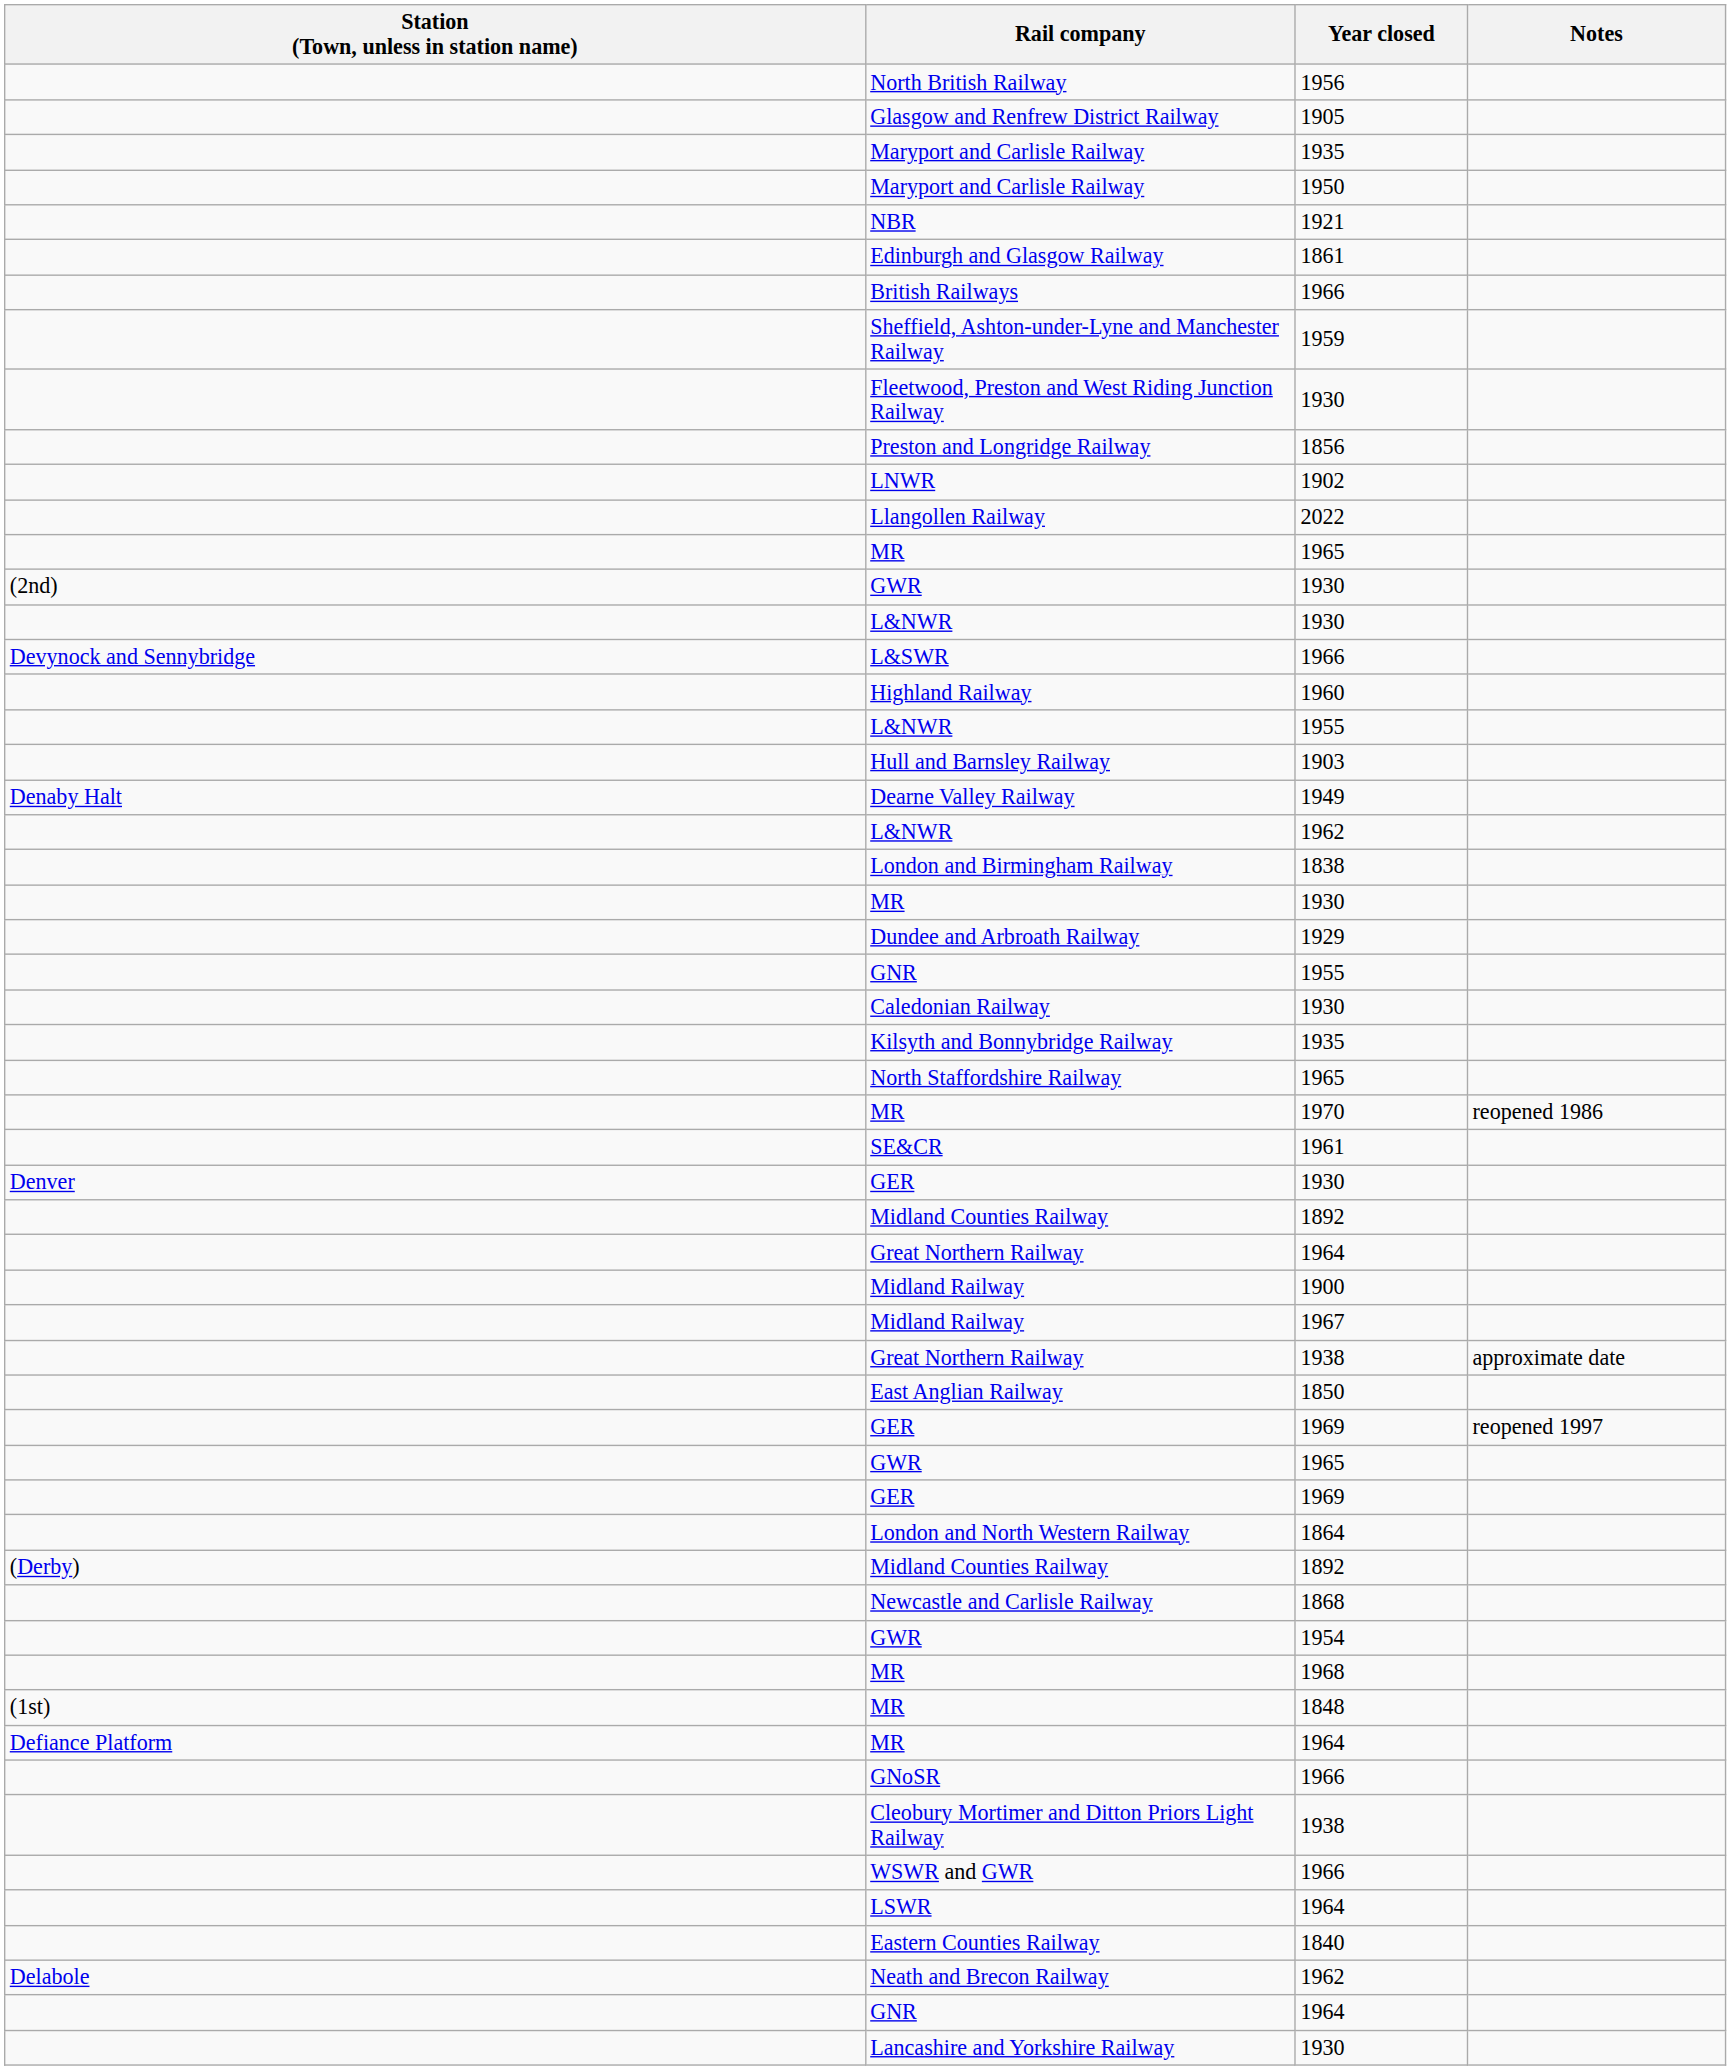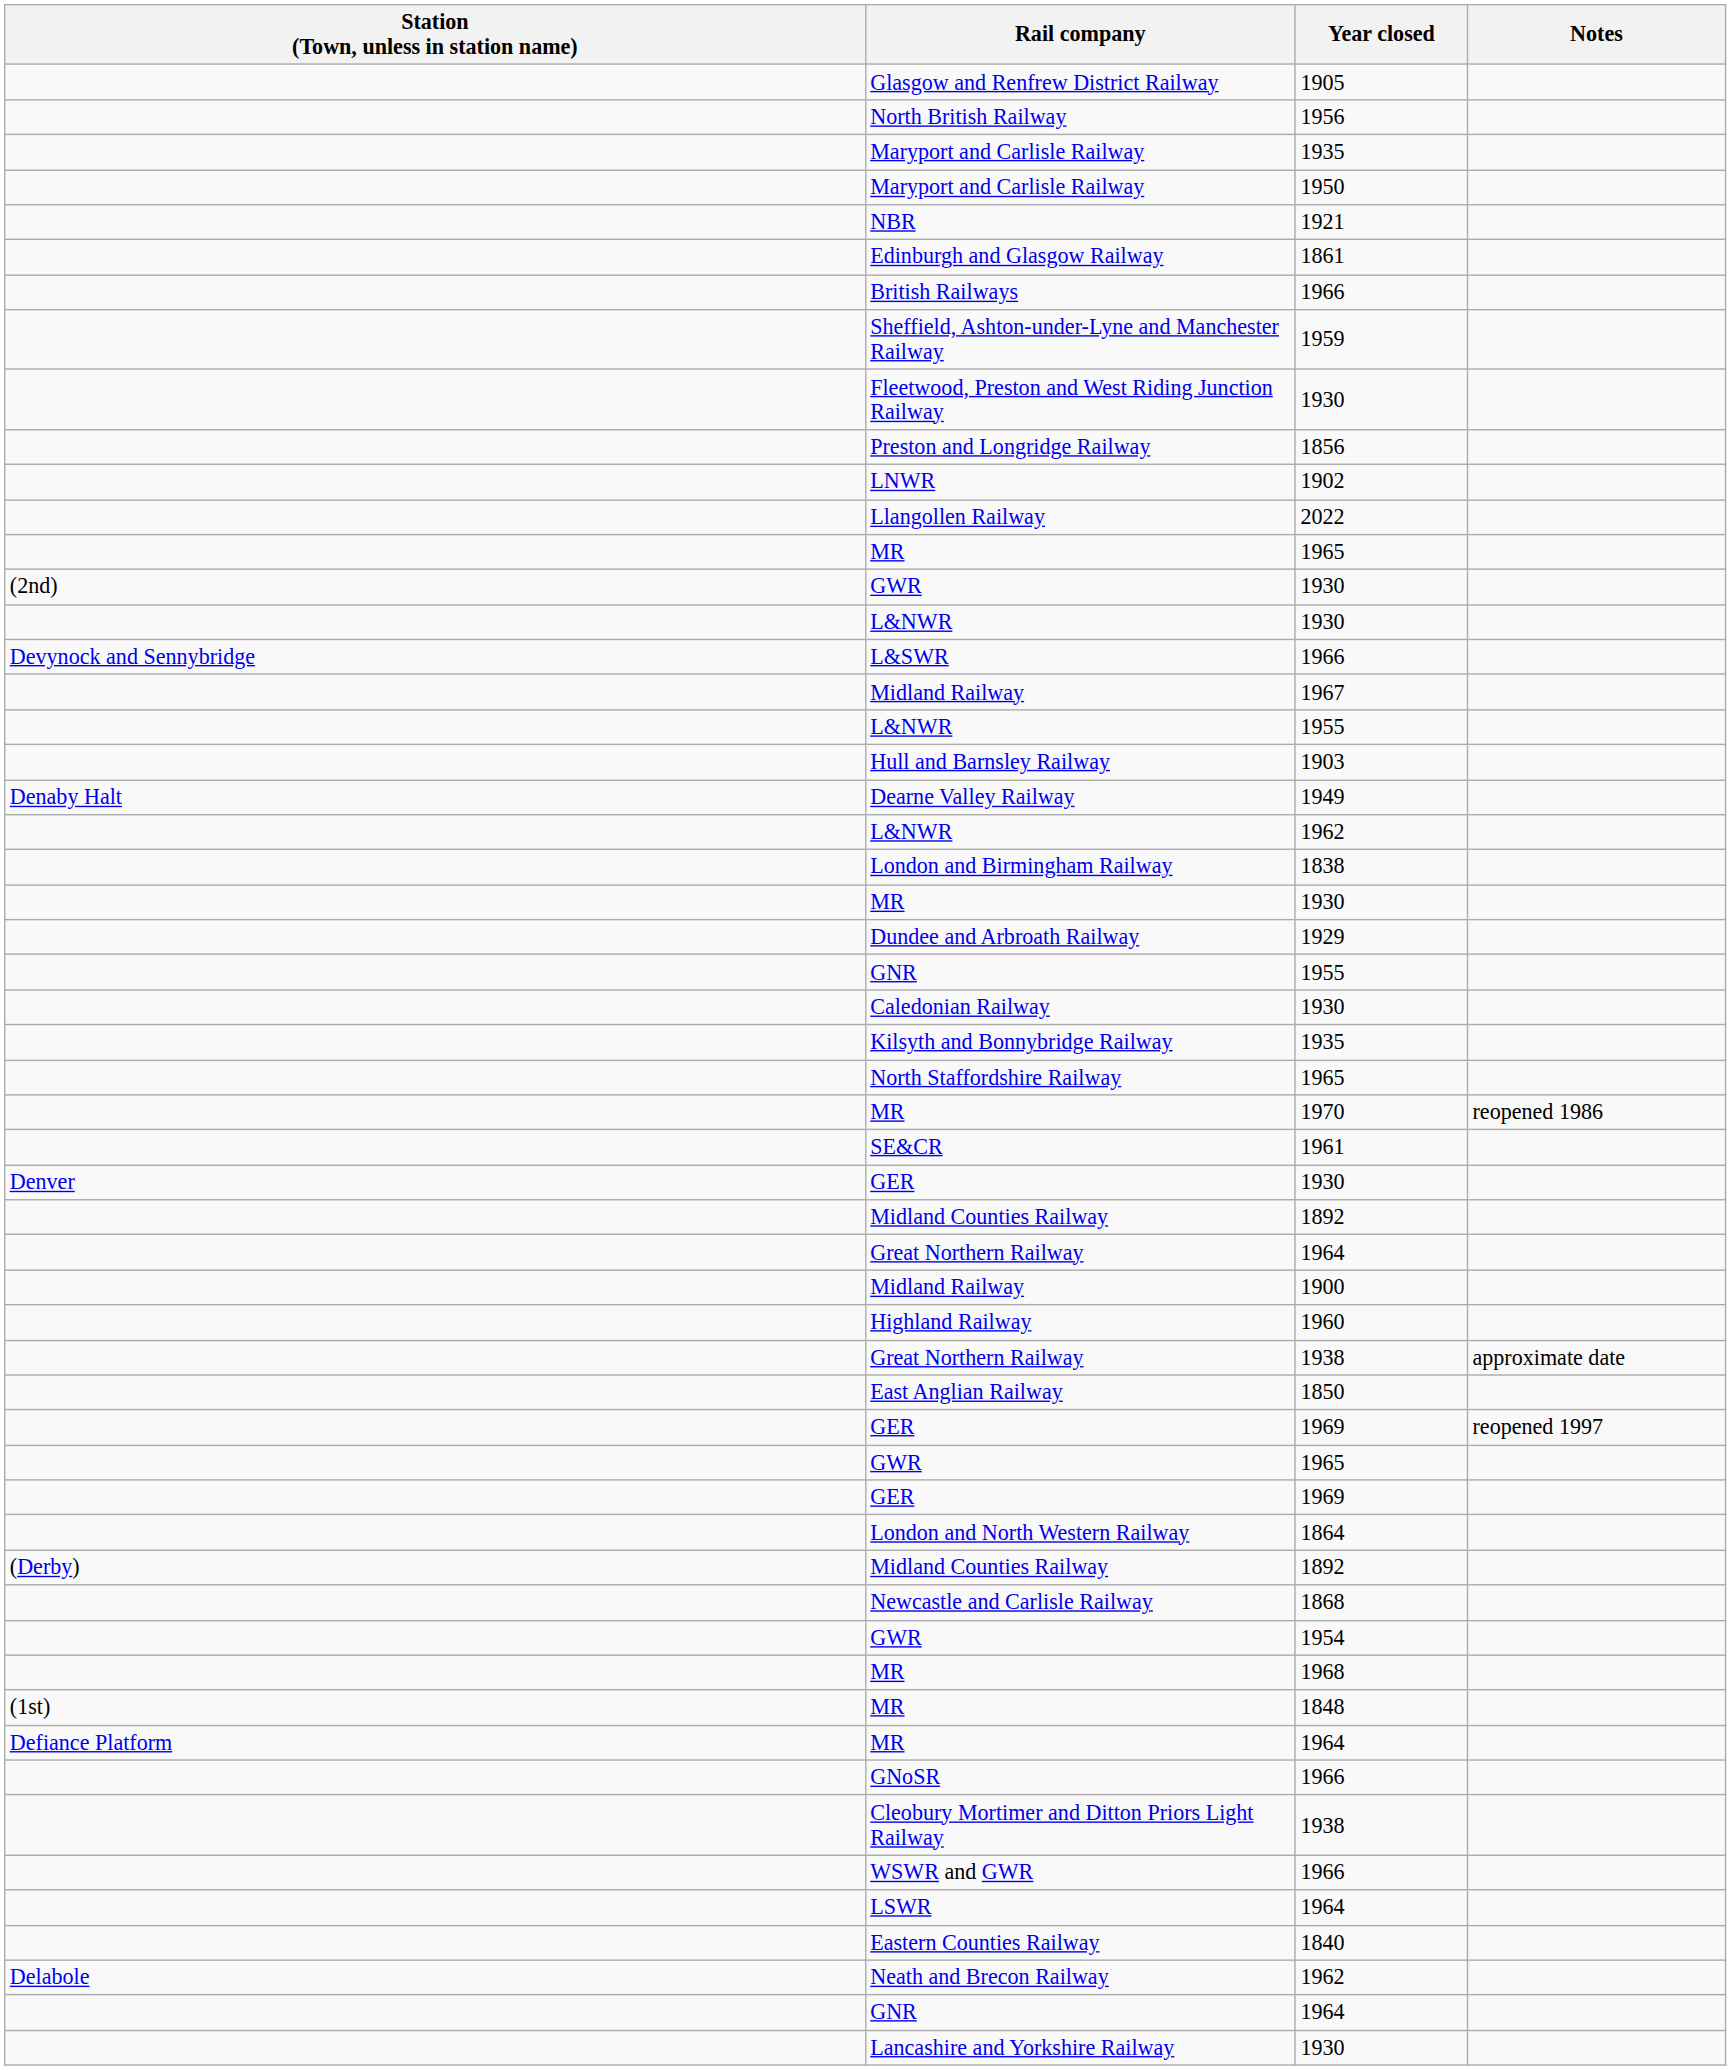rows swapped: (968, 81) <-> (1044, 116)
rows swapped: (951, 691) <-> (947, 1322)
